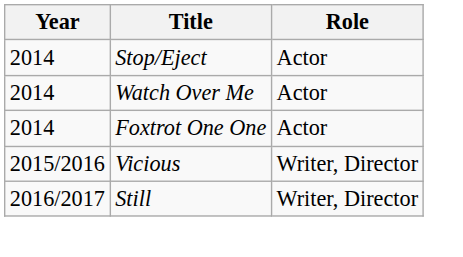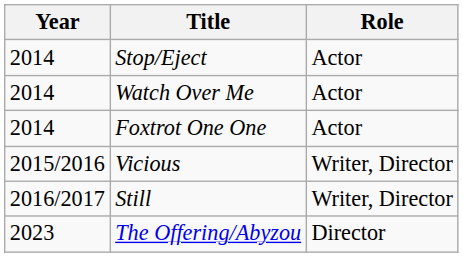+ row: (208, 233)
